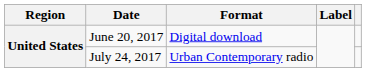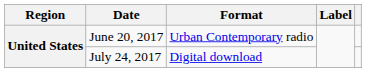(216, 36) Digital download -> (241, 36) Urban Contemporary radio
(241, 57) Urban Contemporary radio -> (216, 57) Digital download
